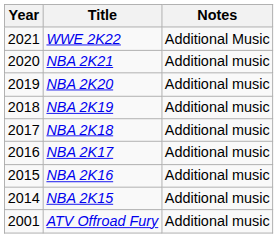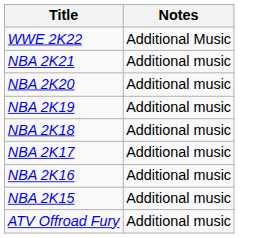- column: (24, 15)
